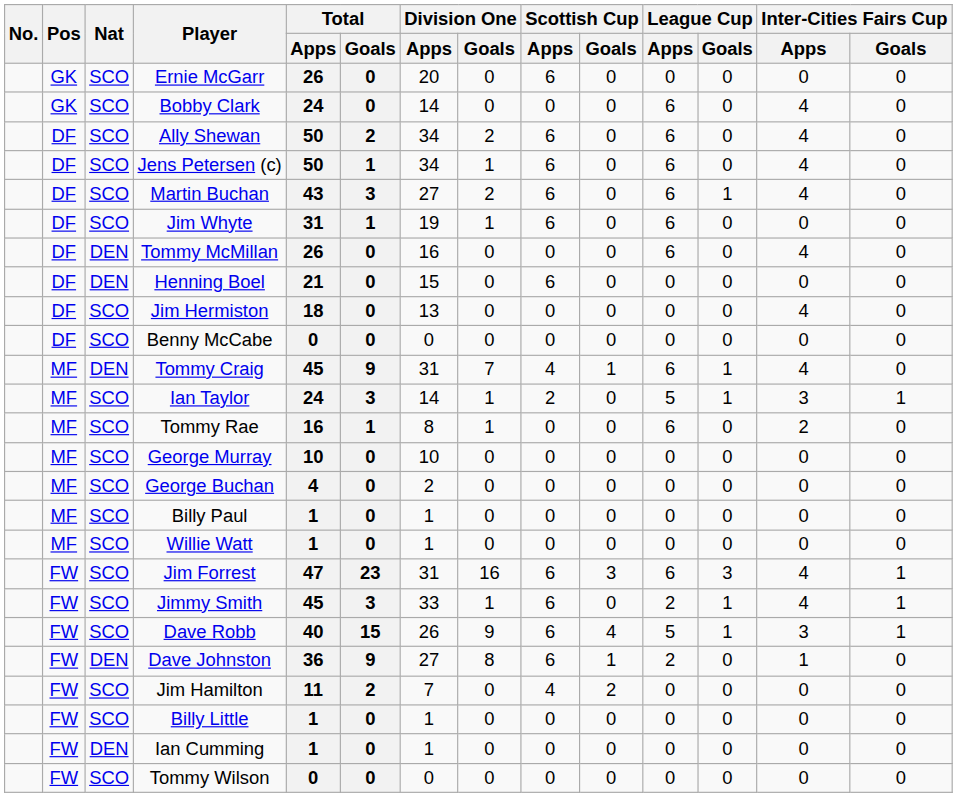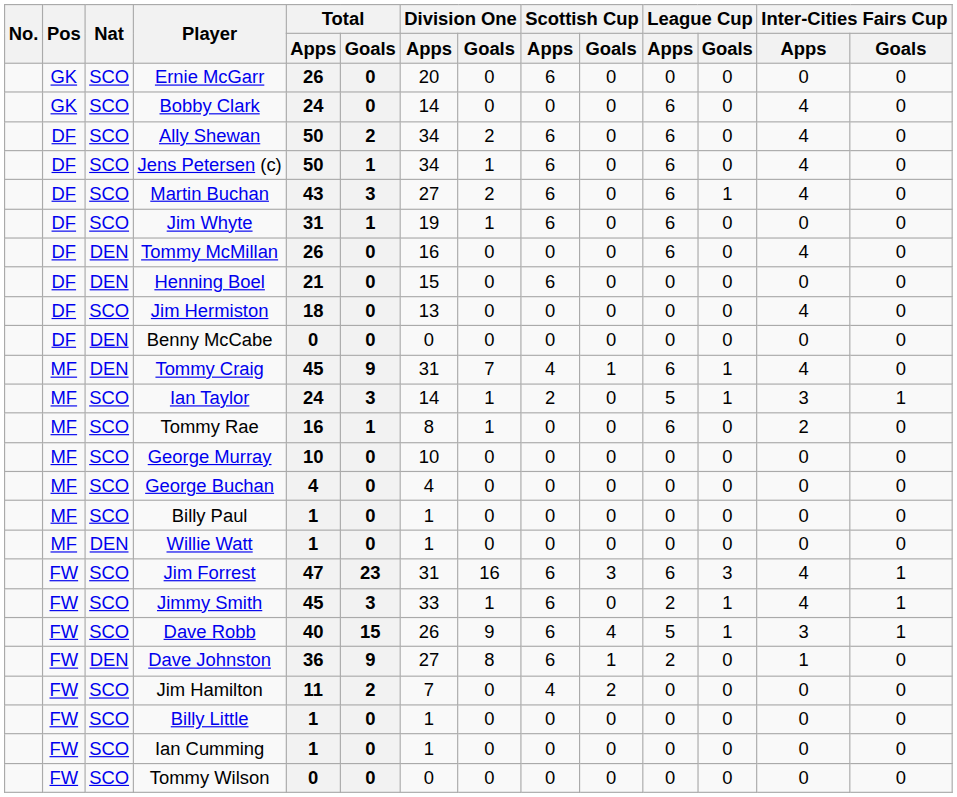(109, 340) SCO -> (109, 340) DEN
(429, 485) 2 -> (429, 485) 4
(109, 544) SCO -> (109, 544) DEN
(109, 748) DEN -> (109, 748) SCO
